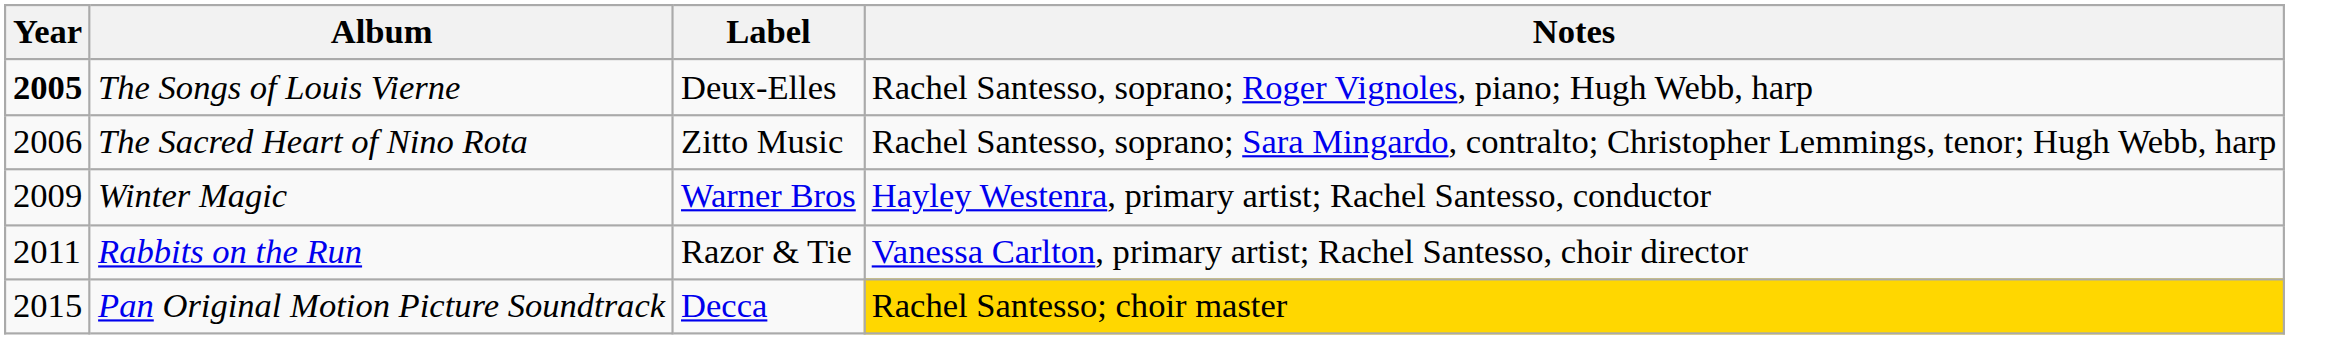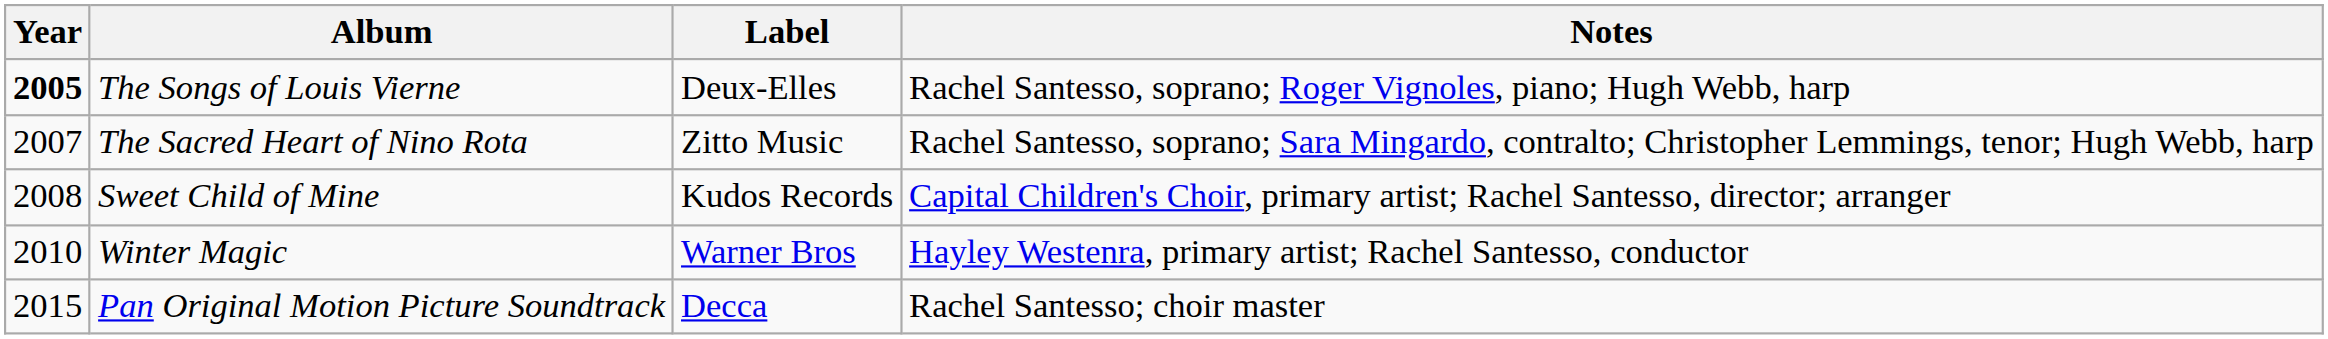(48, 141) 2006 -> (48, 141) 2007
+ row: (239, 196)
(48, 196) 2009 -> (48, 251) 2010
- row: (230, 251)
(1079, 305) gold background -> (1117, 305) no background
